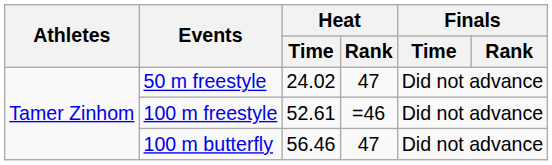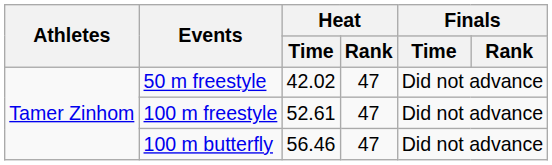(311, 82) 24.02 -> (311, 82) 42.02
(369, 113) =46 -> (369, 113) 47
